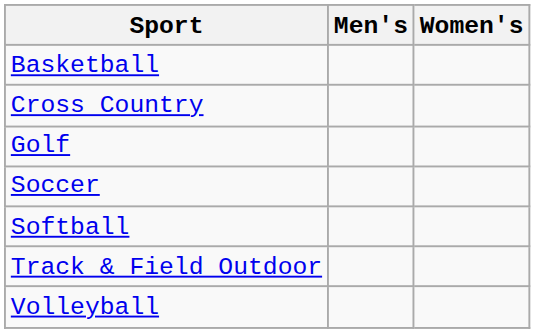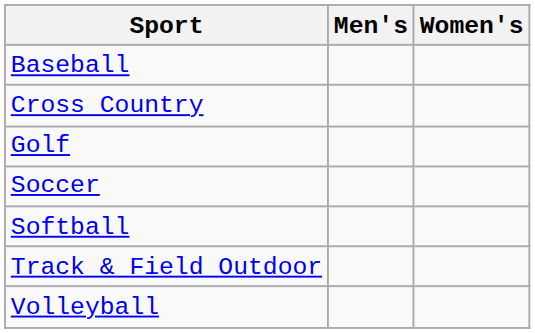+ row: (70, 65)
- row: (85, 65)
